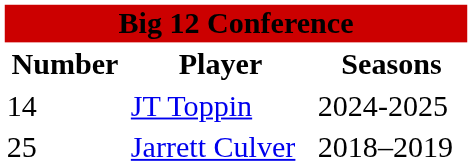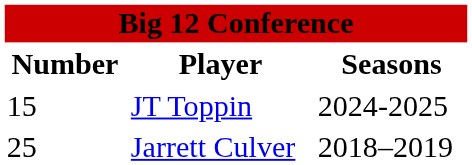(22, 105) 14 -> (22, 105) 15
